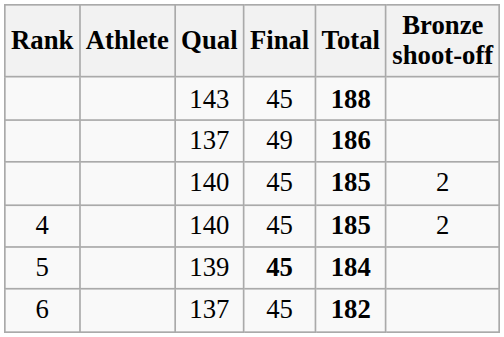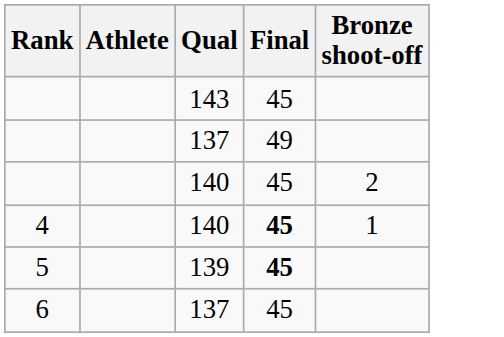- column: (351, 40)
(280, 225) normal -> (280, 225) bold
(443, 225) 2 -> (372, 225) 1
